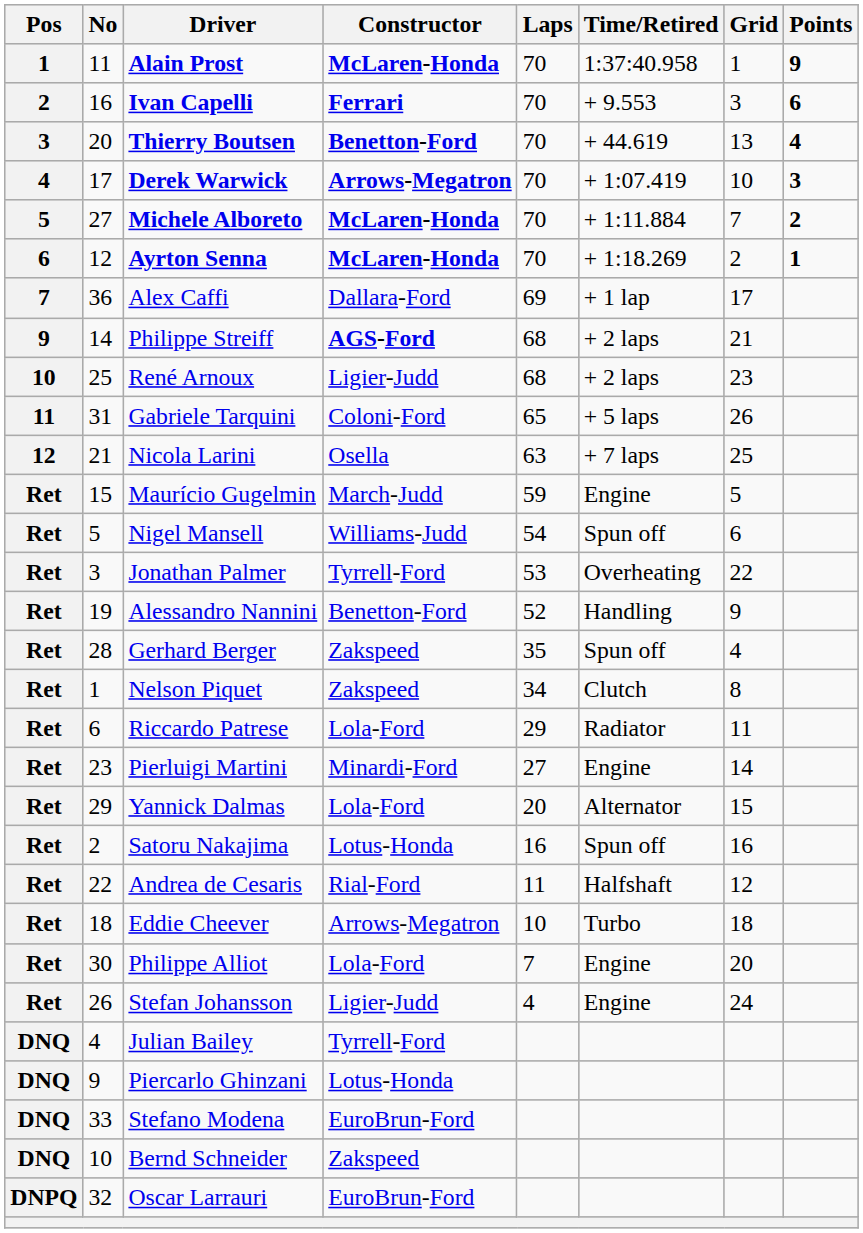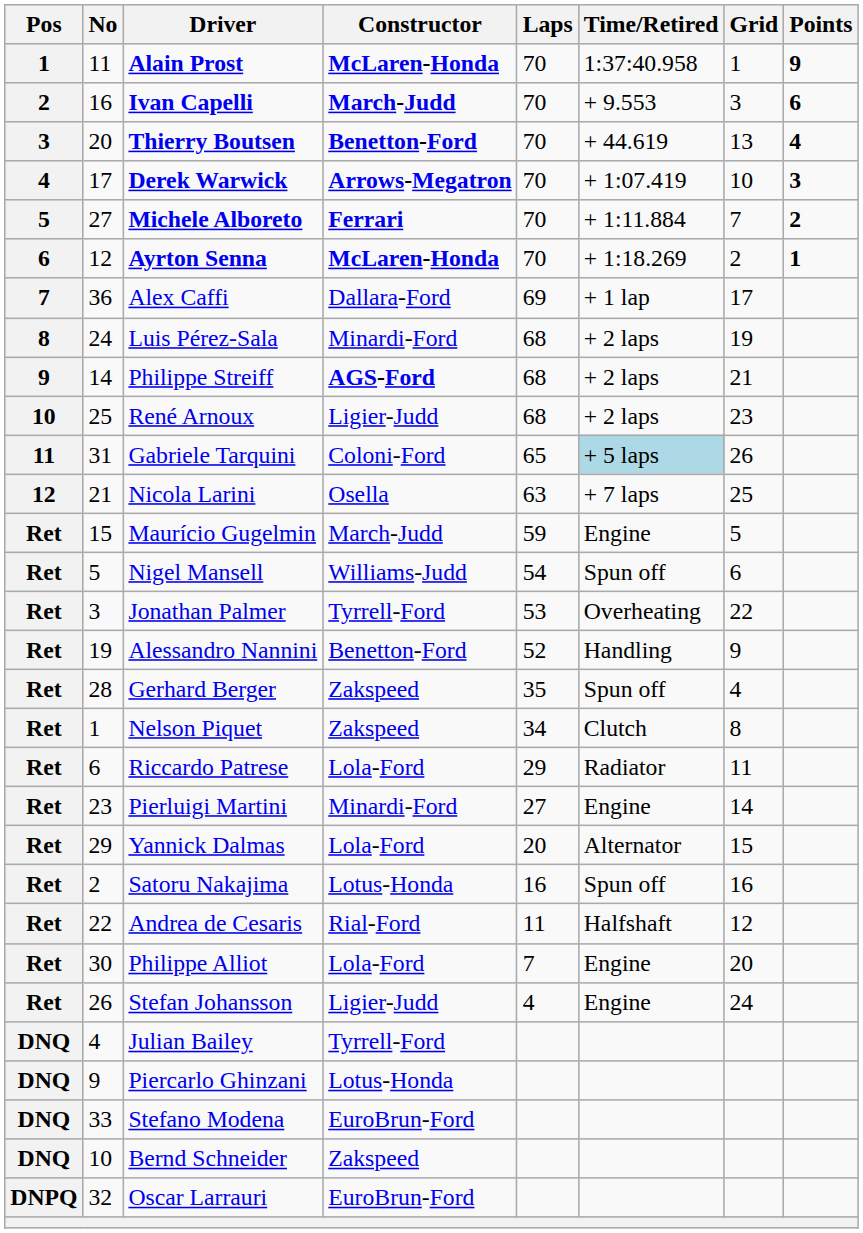(366, 102) Ferrari -> (392, 102) March-Judd
(414, 219) McLaren-Honda -> (366, 219) Ferrari
+ row: (203, 337)
(621, 415) no background -> (621, 454) lightblue background
- row: (198, 923)
